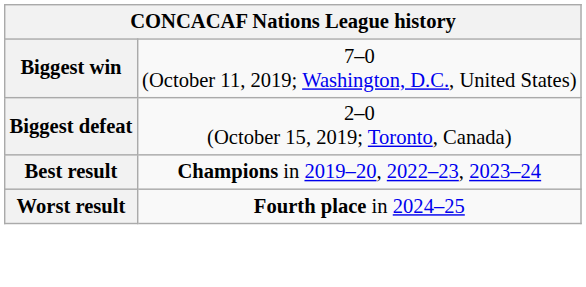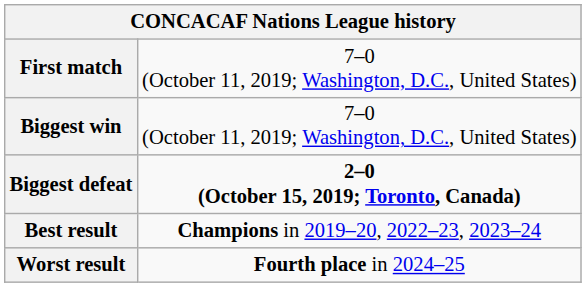+ row: (71, 67)
(359, 126) normal -> (359, 184) bold
